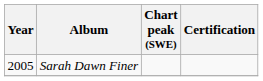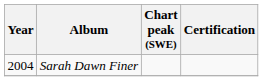(21, 65) 2005 -> (21, 65) 2004
